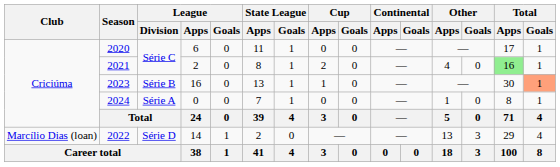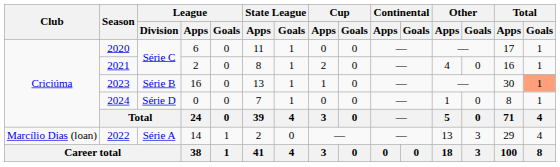(509, 65) lightgreen background -> (509, 65) no background
(159, 100) Série A -> (159, 100) Série D
(159, 135) Série D -> (159, 135) Série A
